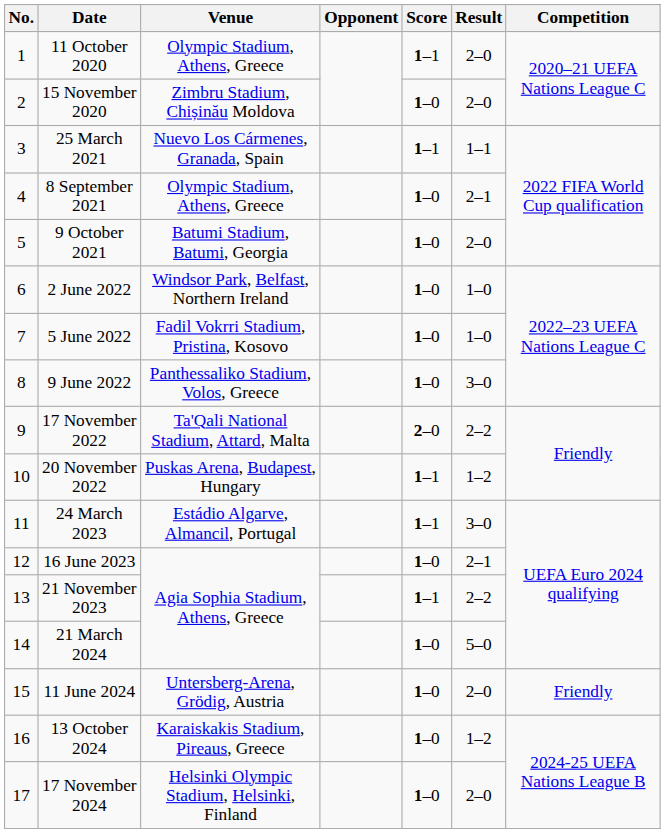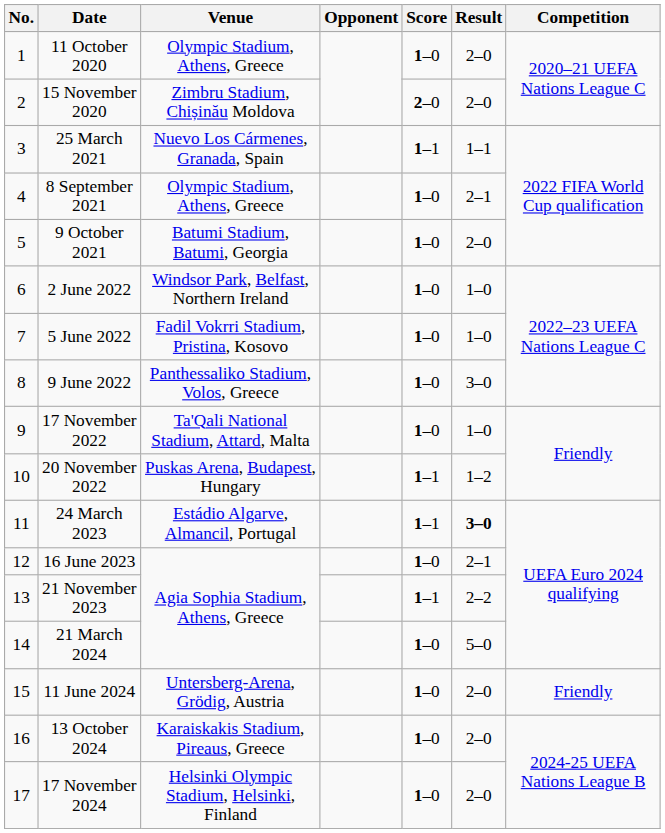(427, 55) 1–1 -> (427, 55) 1–0
(427, 102) 1–0 -> (427, 102) 2–0
(427, 430) 2–0 -> (427, 430) 1–0
(479, 430) 2–2 -> (479, 430) 1–0
(479, 523) normal -> (479, 523) bold
(479, 738) 1–2 -> (479, 738) 2–0
